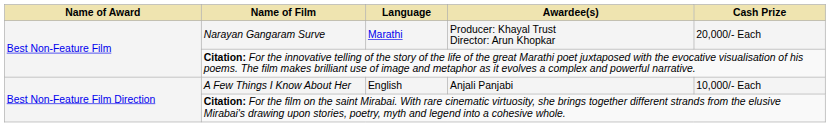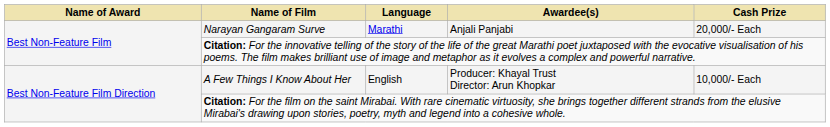(503, 35) Producer: Khayal Trust Director: Arun Khopkar -> (482, 29) Anjali Panjabi
(482, 85) Anjali Panjabi -> (503, 79) Producer: Khayal Trust Director: Arun Khopkar
